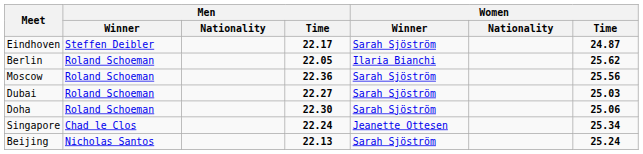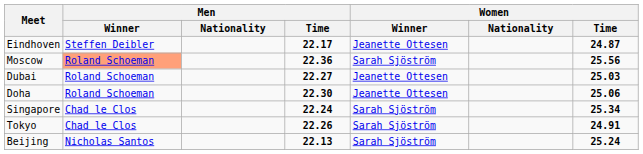(394, 45) Sarah Sjöström -> (400, 45) Jeanette Ottesen
- row: (25, 61)
(110, 77) no background -> (110, 61) lightsalmon background
(394, 93) Sarah Sjöström -> (400, 77) Jeanette Ottesen
(394, 109) Sarah Sjöström -> (400, 93) Jeanette Ottesen
(400, 125) Jeanette Ottesen -> (394, 109) Sarah Sjöström
+ row: (22, 125)
